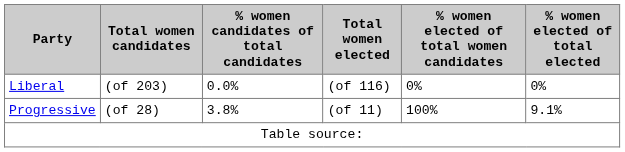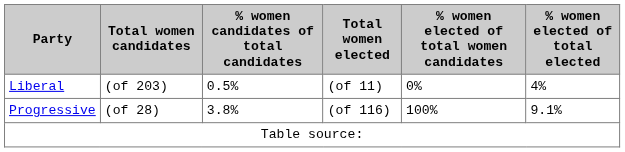(223, 86) 0.0% -> (223, 86) 0.5%
(359, 86) (of 116) -> (355, 86) (of 11)
(538, 86) 0% -> (538, 86) 4%
(355, 111) (of 11) -> (359, 111) (of 116)
